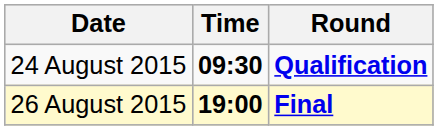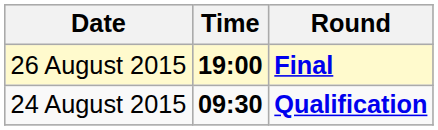rows swapped: (98, 64) <-> (98, 104)
